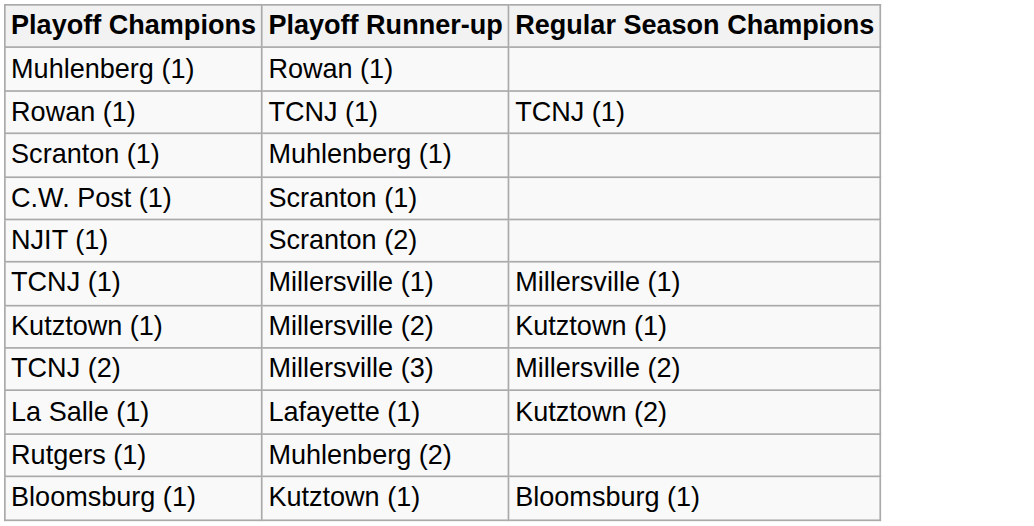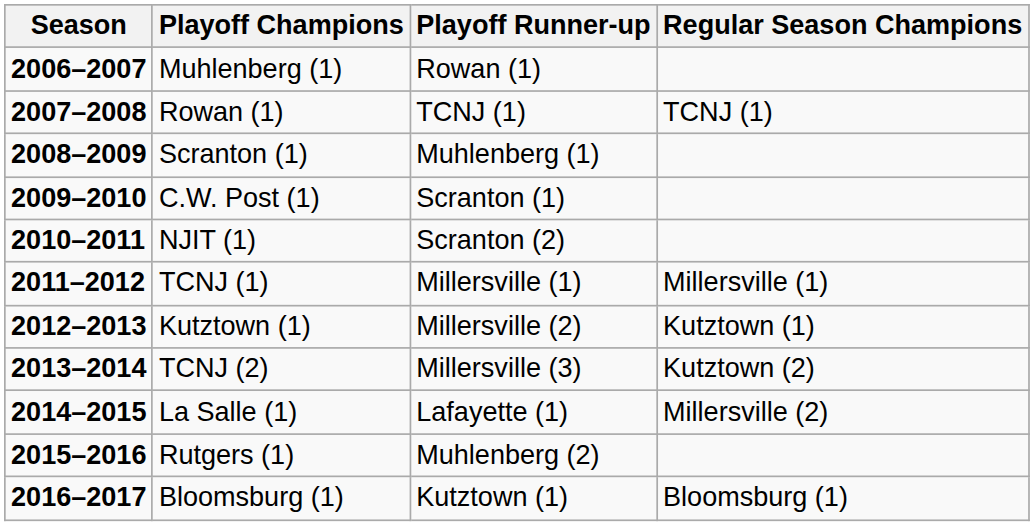+ column: (79, 25)
(598, 369) Millersville (2) -> (739, 369) Kutztown (2)
(591, 411) Kutztown (2) -> (746, 411) Millersville (2)
